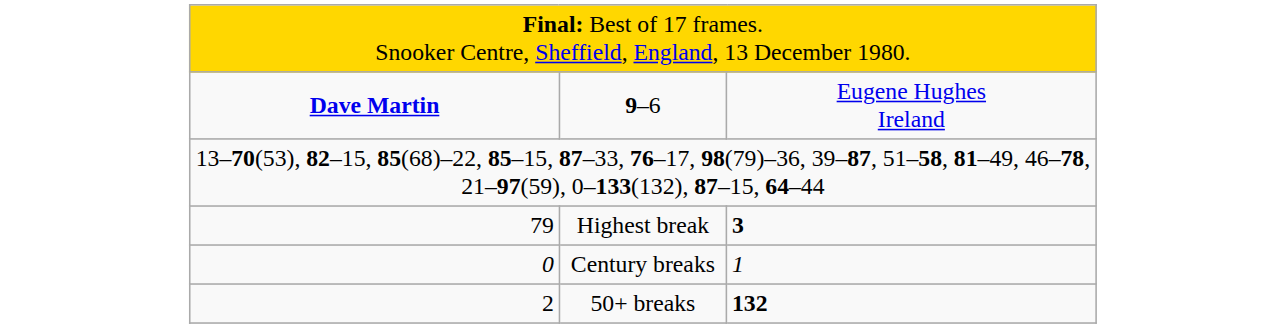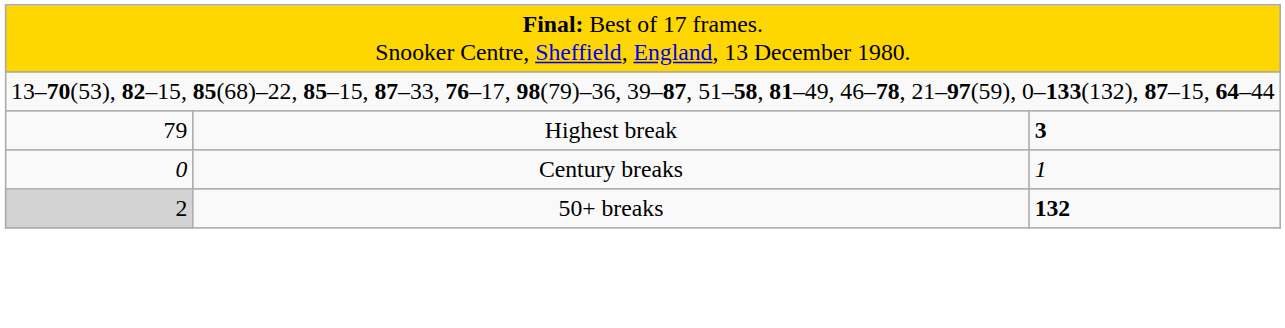- row: (643, 105)
(548, 303) no background -> (181, 208) lightgrey background
